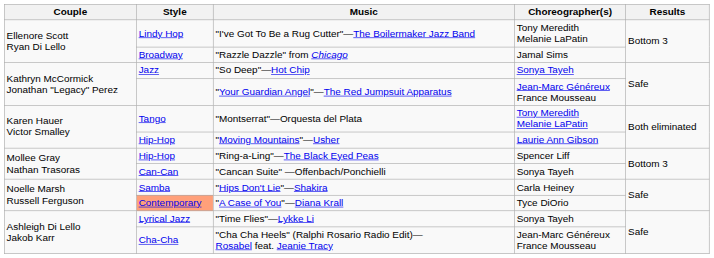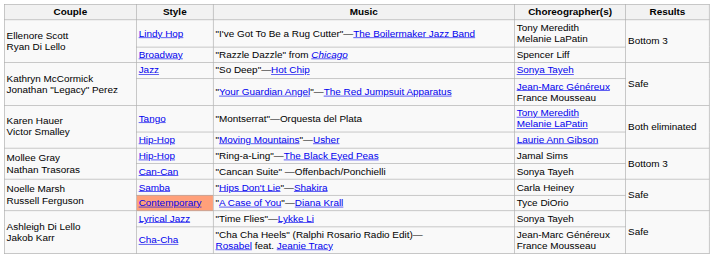(542, 54) Jamal Sims -> (543, 54) Spencer Liff
(543, 155) Spencer Liff -> (542, 155) Jamal Sims
